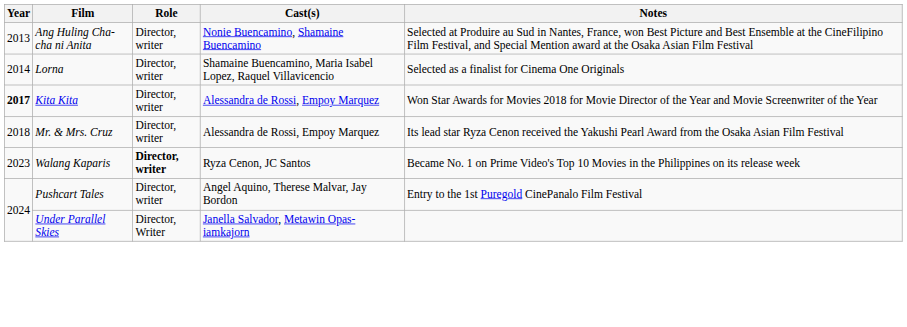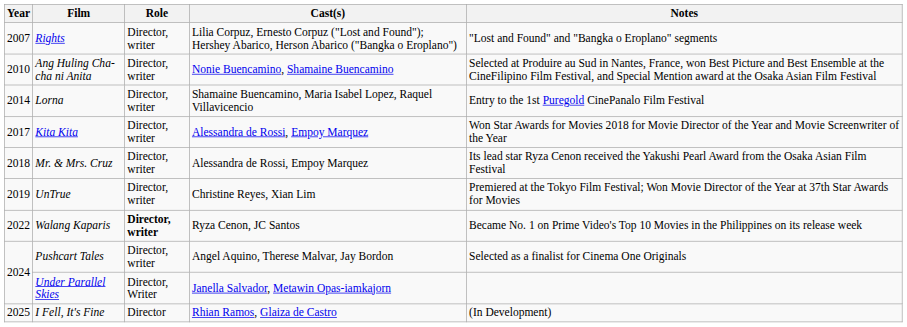+ row: (50, 38)
(19, 38) 2013 -> (19, 69) 2010
(516, 69) Selected as a finalist for Cinema One Originals -> (587, 100) Entry to the 1st Puregold CinePanalo Film Festival
(19, 100) bold -> (19, 132) normal
+ row: (53, 194)
(19, 163) 2023 -> (19, 225) 2022
(525, 194) Entry to the 1st Puregold CinePanalo Film Festival -> (578, 256) Selected as a finalist for Cinema One Originals
+ row: (70, 312)
